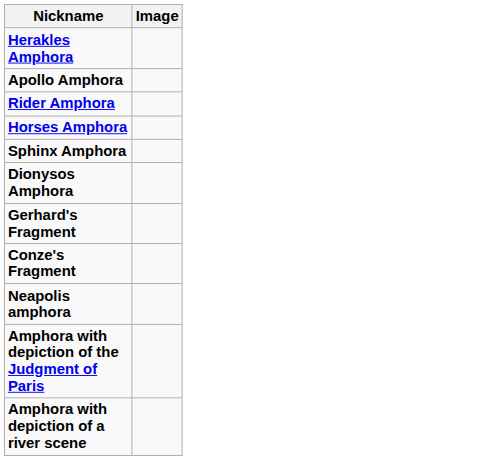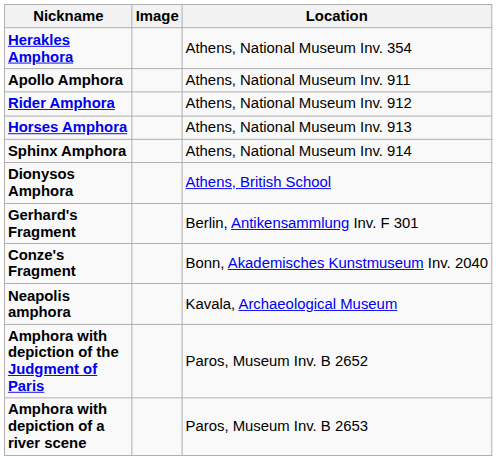+ column: (337, 16)
